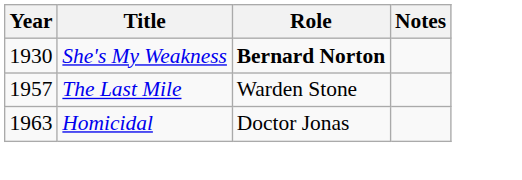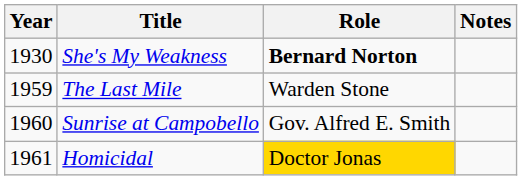(31, 89) 1957 -> (31, 89) 1959
+ row: (161, 123)
(31, 123) 1963 -> (31, 157) 1961
(293, 123) no background -> (325, 157) gold background
